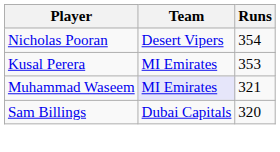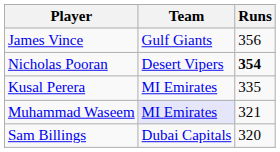+ row: (46, 40)
(250, 40) normal -> (250, 64) bold
(250, 64) 353 -> (250, 87) 335
